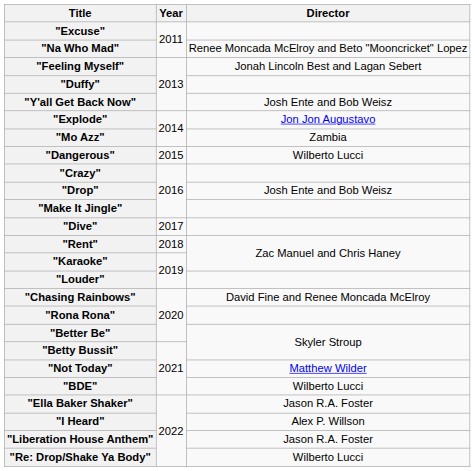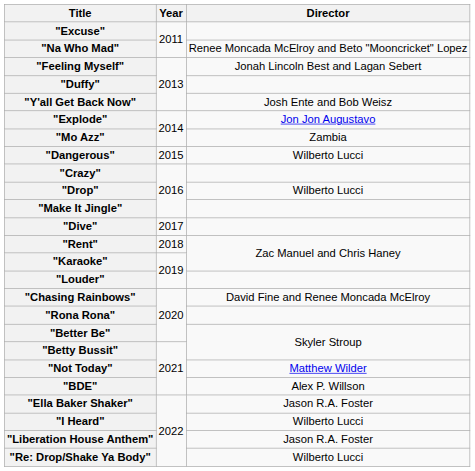(328, 191) Josh Ente and Bob Weisz -> (328, 191) Wilberto Lucci
(328, 386) Wilberto Lucci -> (328, 386) Alex P. Willson
(328, 421) Alex P. Willson -> (328, 421) Wilberto Lucci
